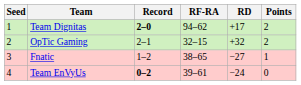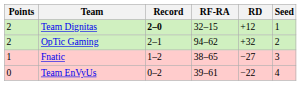columns swapped: (16, 12) <-> (279, 12)
(195, 27) 94–62 -> (206, 27) 32–15
(237, 27) +17 -> (248, 27) +12
(195, 42) 32–15 -> (206, 42) 94–62
(144, 73) bold -> (155, 73) normal
(237, 73) −24 -> (248, 73) −22
